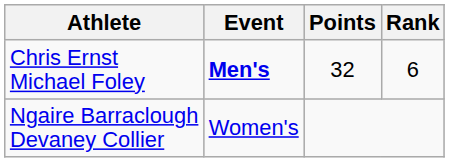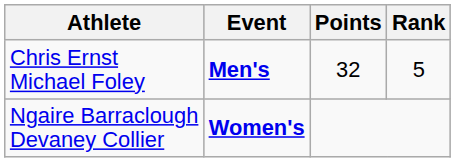(413, 69) 6 -> (419, 69) 5
(254, 128) normal -> (257, 128) bold
